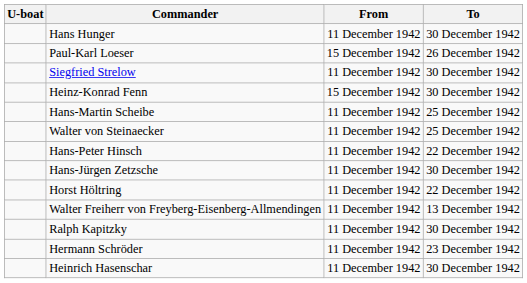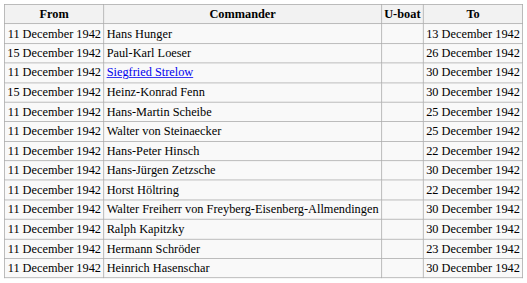columns swapped: (25, 14) <-> (374, 14)
(473, 33) 30 December 1942 -> (473, 33) 13 December 1942
(473, 209) 13 December 1942 -> (473, 209) 30 December 1942
